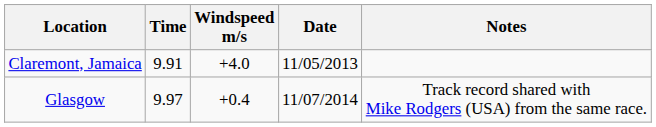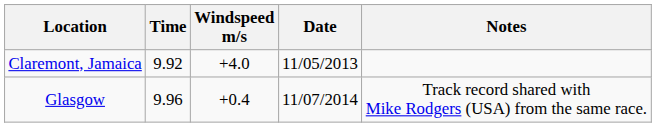(168, 63) 9.91 -> (168, 63) 9.92
(168, 99) 9.97 -> (168, 99) 9.96
